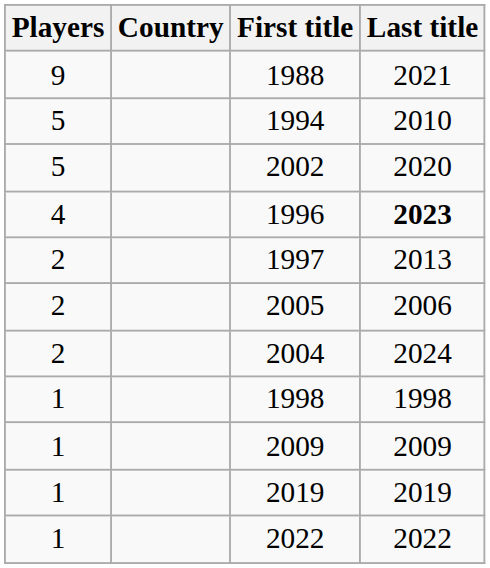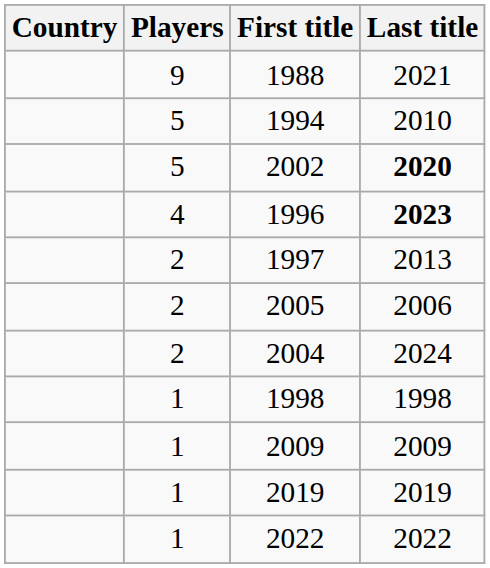columns swapped: (171, 27) <-> (58, 27)
(423, 167) normal -> (423, 167) bold
